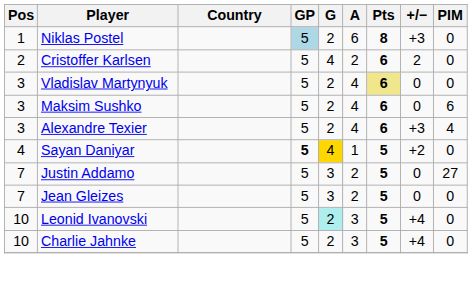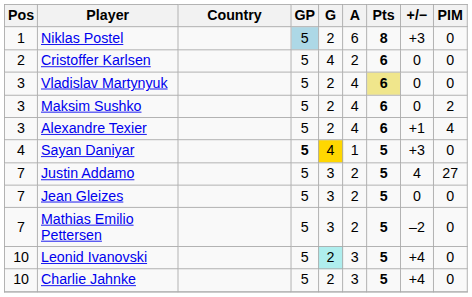(417, 60) 2 -> (417, 60) 0
(450, 106) 6 -> (450, 106) 2
(417, 128) +3 -> (417, 128) +1
(417, 151) +2 -> (417, 151) +3
(417, 173) 0 -> (417, 173) 4
+ row: (87, 227)
